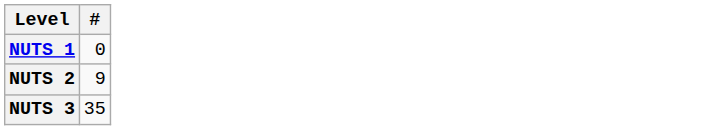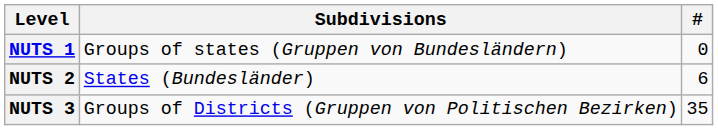+ column: (381, 20)
(100, 79) 9 -> (703, 79) 6
